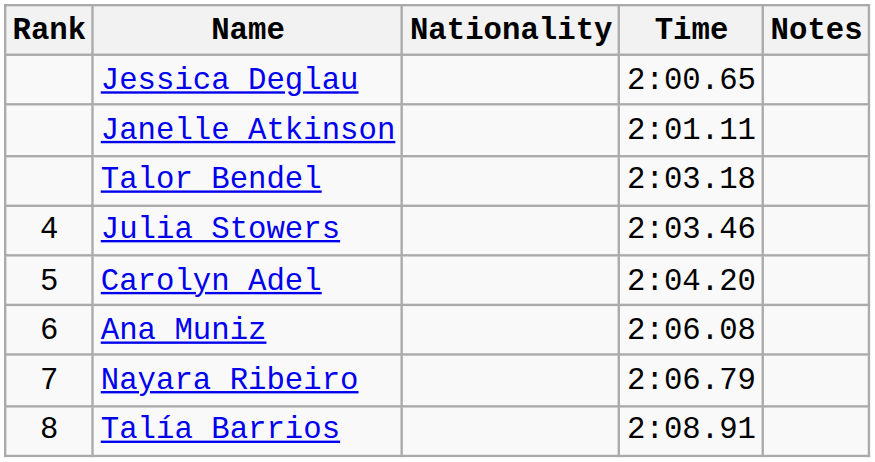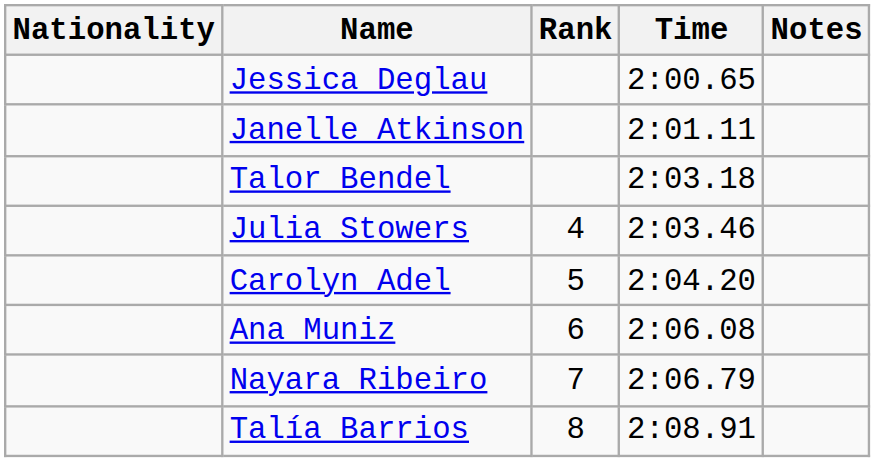columns swapped: (49, 30) <-> (511, 30)
